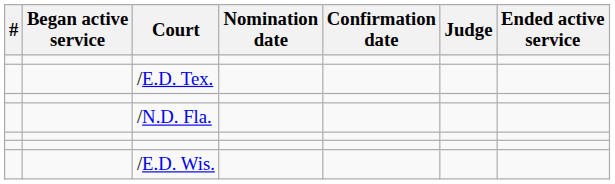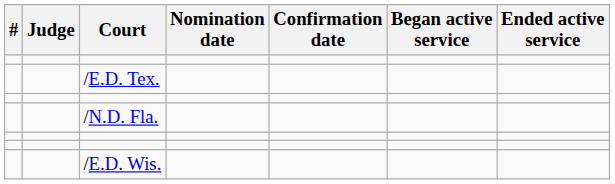columns swapped: (469, 29) <-> (78, 29)
